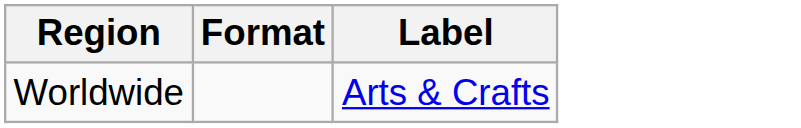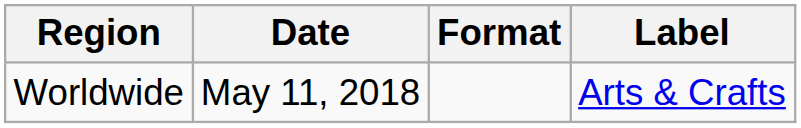+ column: (311, 33)
